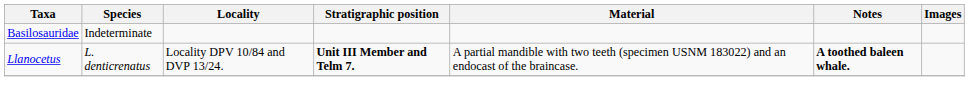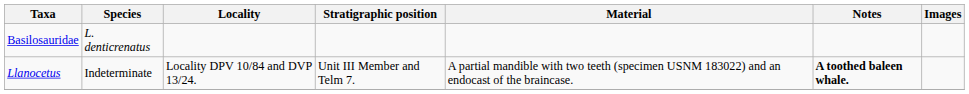(118, 33) Indeterminate -> (117, 40) L. denticrenatus
(117, 59) L. denticrenatus -> (118, 73) Indeterminate
(372, 59) bold -> (369, 73) normal
